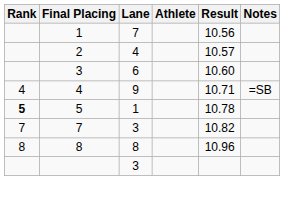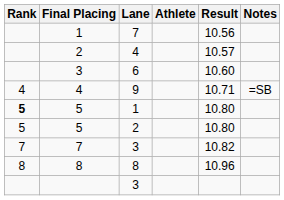(220, 109) 10.78 -> (220, 109) 10.80
+ row: (79, 128)
